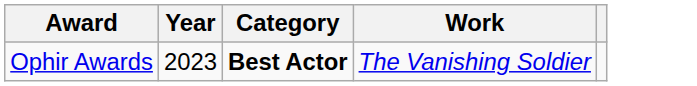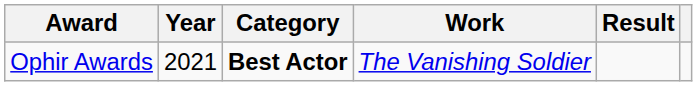+ column: (638, 23)
(190, 61) 2023 -> (190, 61) 2021
